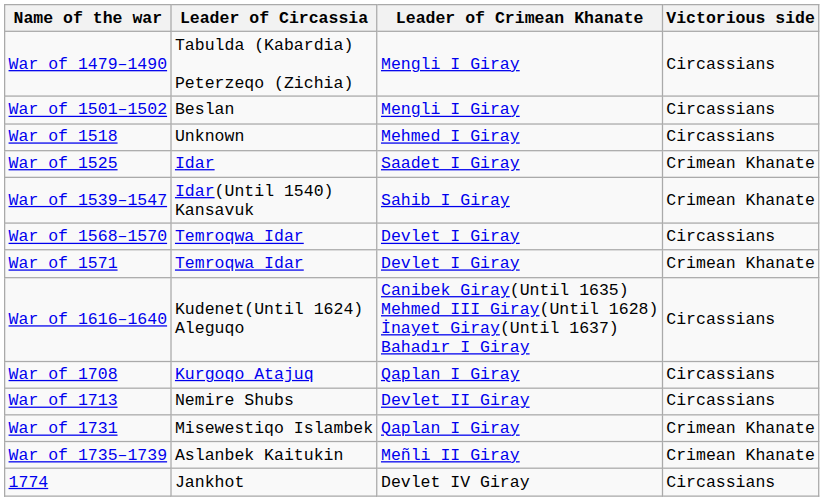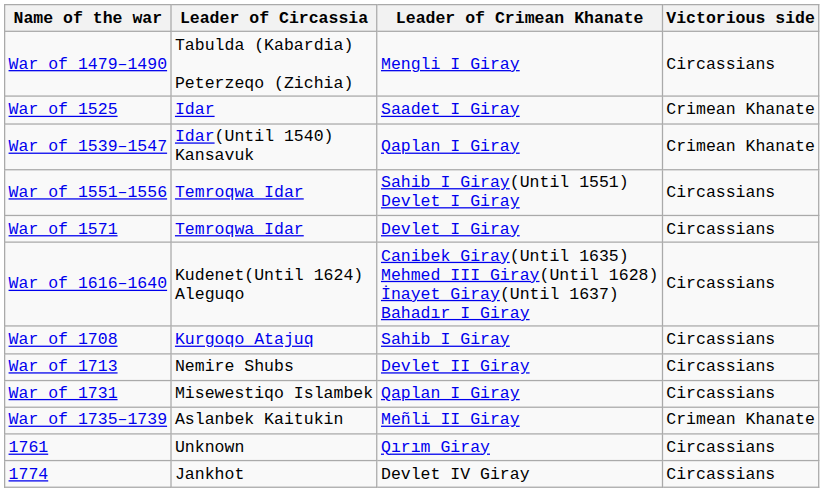- row: (88, 110)
- row: (63, 137)
(445, 200) Sahib I Giray -> (450, 146) Qaplan I Giray
+ row: (88, 192)
- row: (88, 237)
(741, 264) Crimean Khanate -> (721, 229) Circassians
(450, 375) Qaplan I Giray -> (445, 340) Sahib I Giray
(741, 428) Crimean Khanate -> (721, 394) Circassians
+ row: (28, 447)
